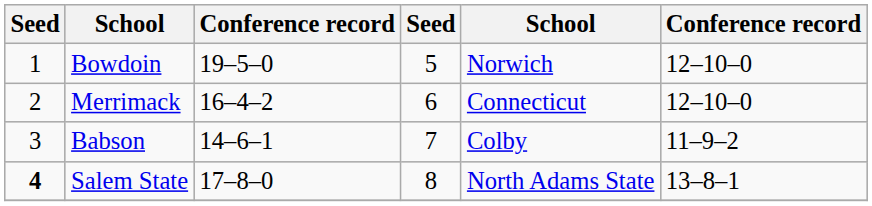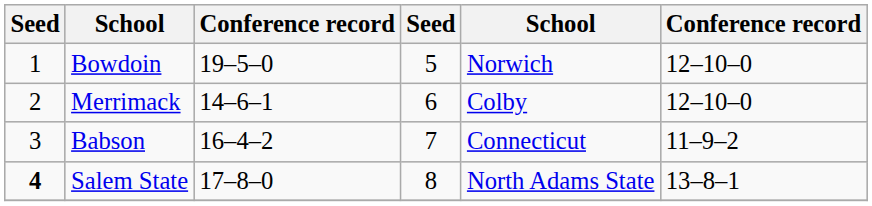(236, 102) 16–4–2 -> (236, 102) 14–6–1
(526, 102) Connecticut -> (497, 102) Colby
(236, 141) 14–6–1 -> (236, 141) 16–4–2
(497, 141) Colby -> (526, 141) Connecticut
